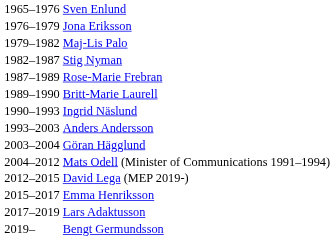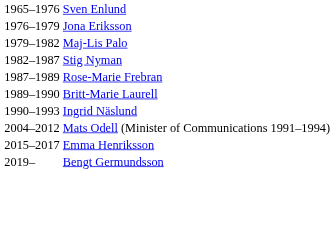- row: (108, 127)
- row: (104, 144)
- row: (126, 178)
- row: (104, 212)
